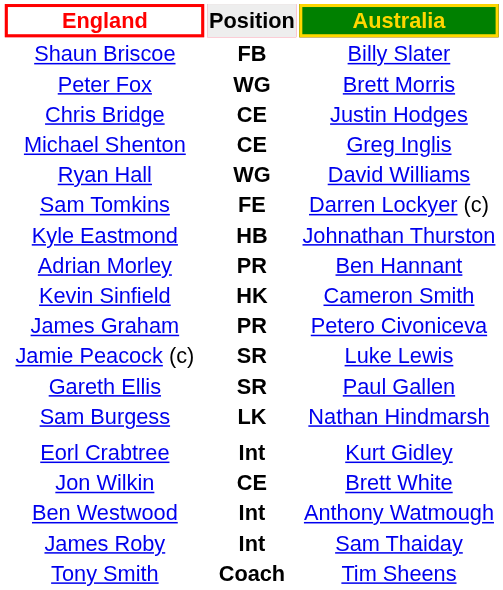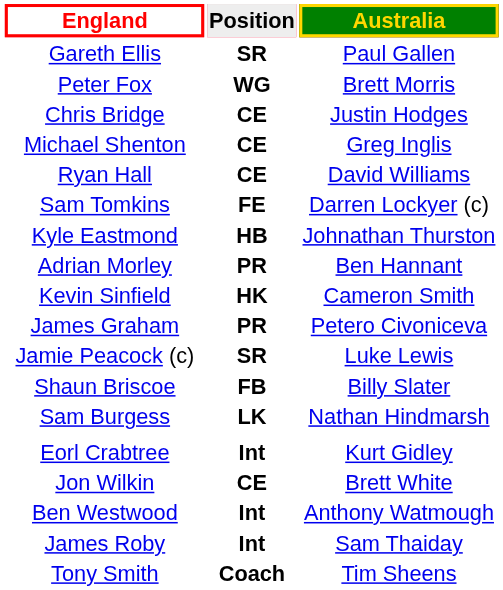rows swapped: (105, 54) <-> (105, 386)
(252, 175) WG -> (252, 175) CE
